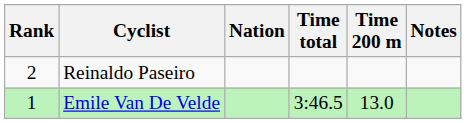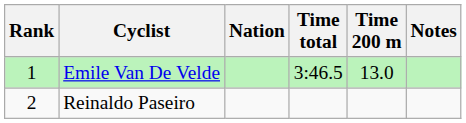rows swapped: (142, 103) <-> (129, 72)
